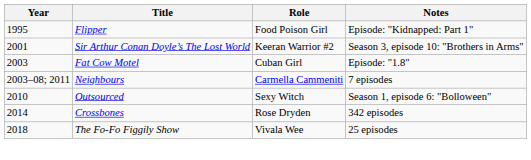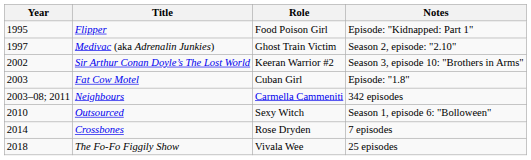+ row: (145, 46)
(17, 46) 2001 -> (17, 63) 2002
(370, 79) 7 episodes -> (376, 96) 342 episodes
(376, 113) 342 episodes -> (370, 130) 7 episodes
